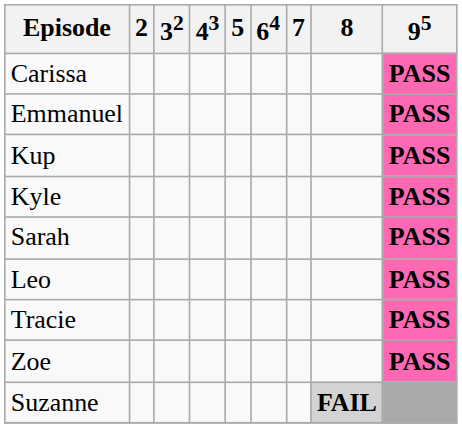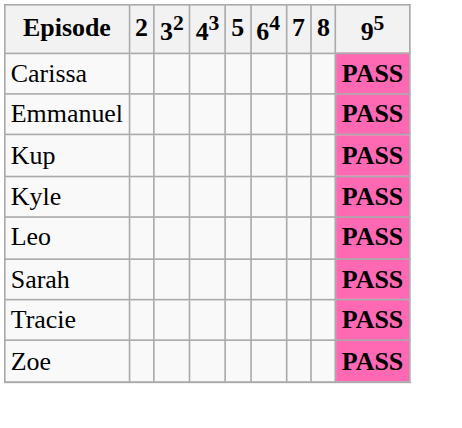rows swapped: (31, 278) <-> (40, 237)
- row: (55, 402)
